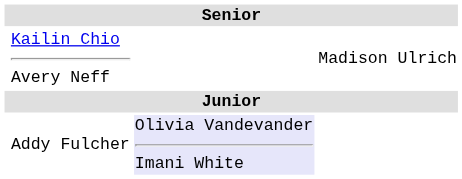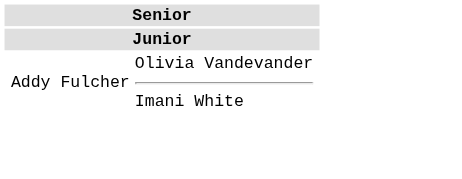- row: (70, 59)
(224, 145) lavender background -> (224, 83) no background
